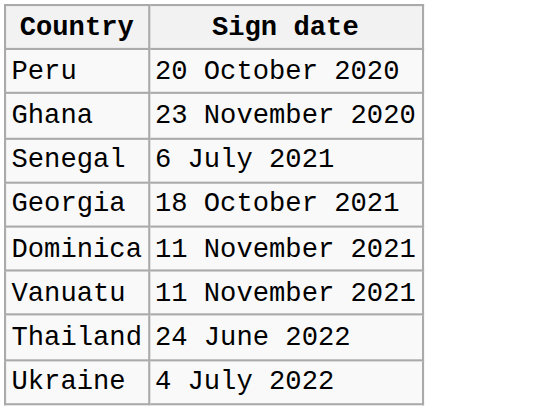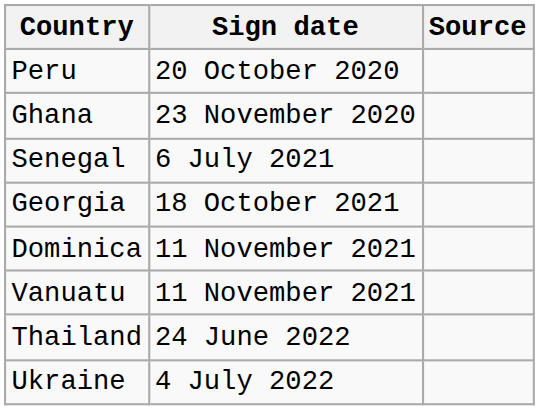+ column: (478, 27)
